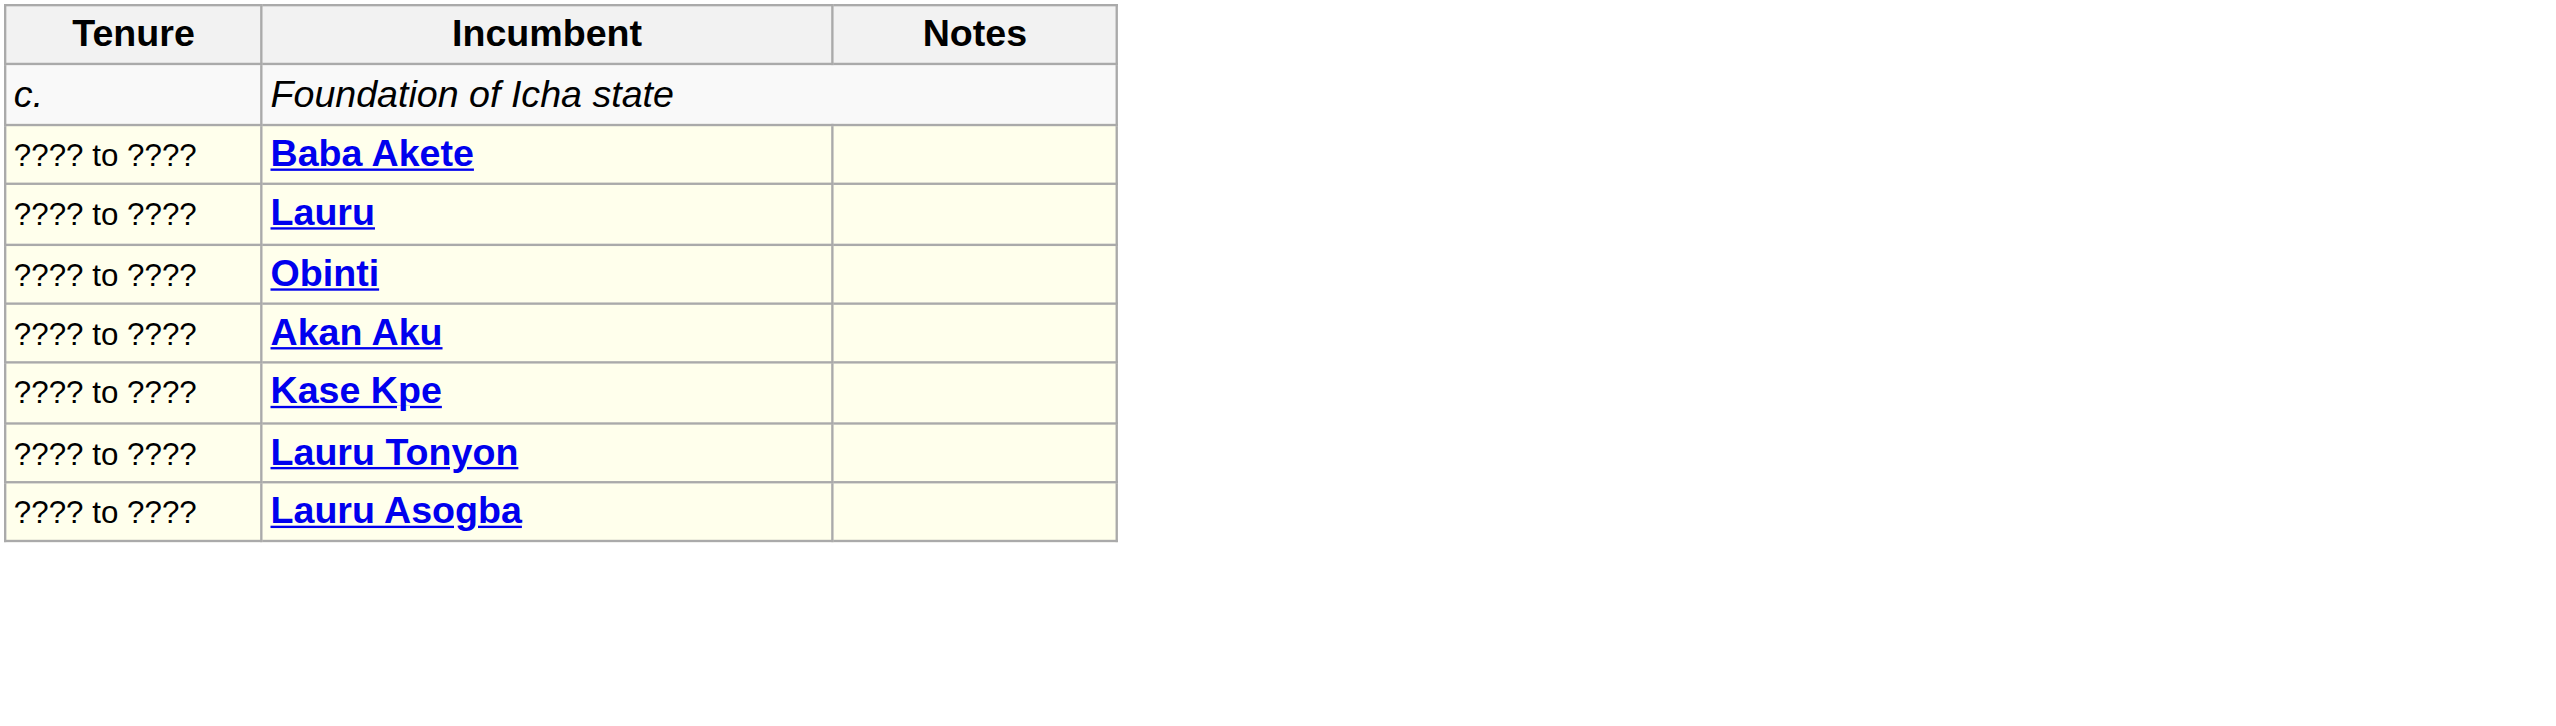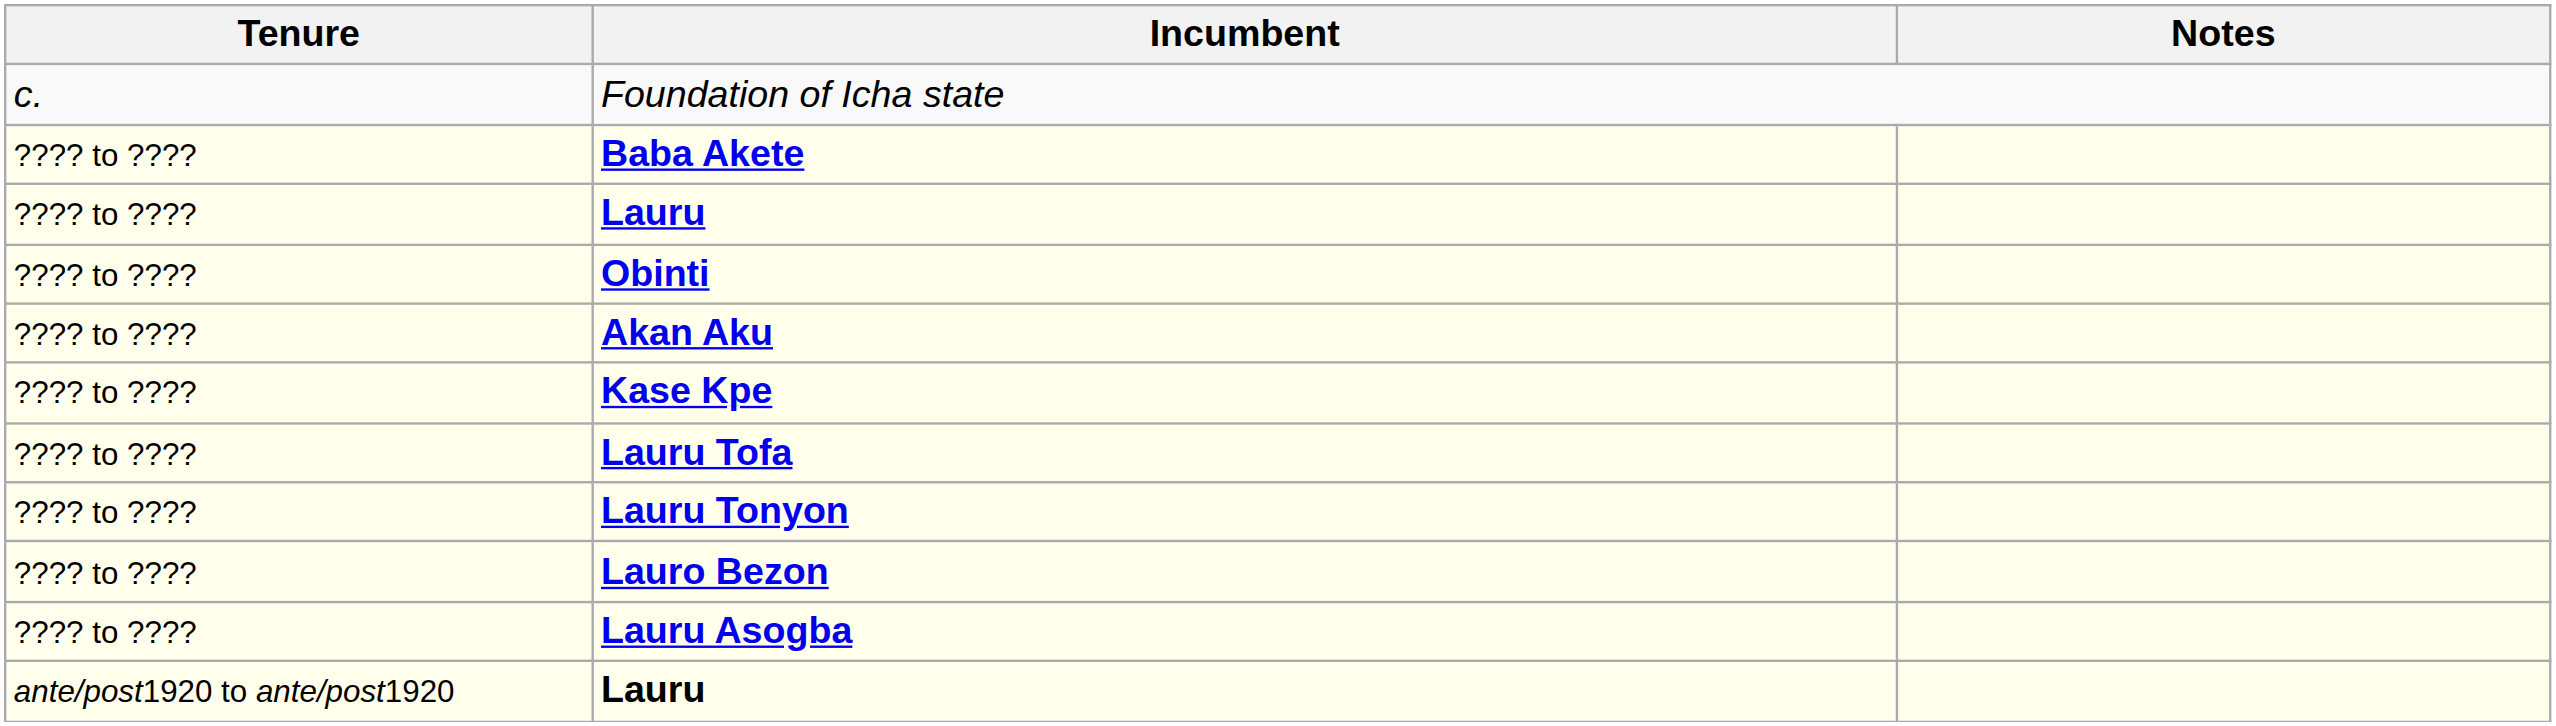+ row: (105, 454)
+ row: (105, 573)
+ row: (234, 692)
